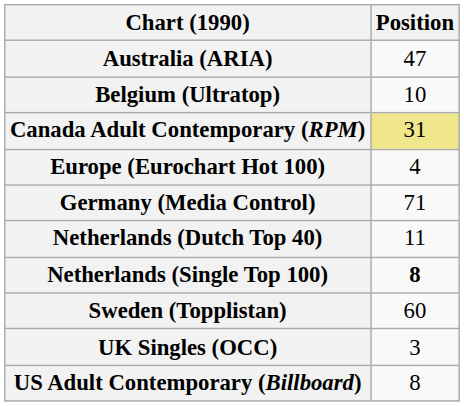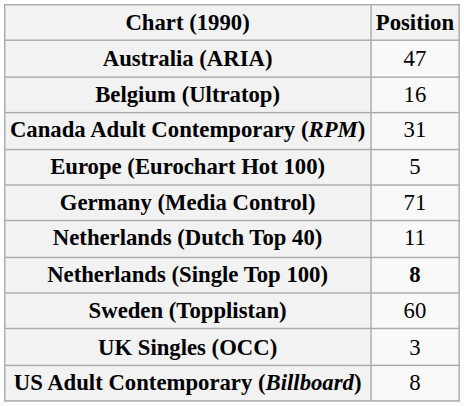(415, 94) 10 -> (415, 94) 16
(415, 130) khaki background -> (415, 130) no background
(415, 166) 4 -> (415, 166) 5
